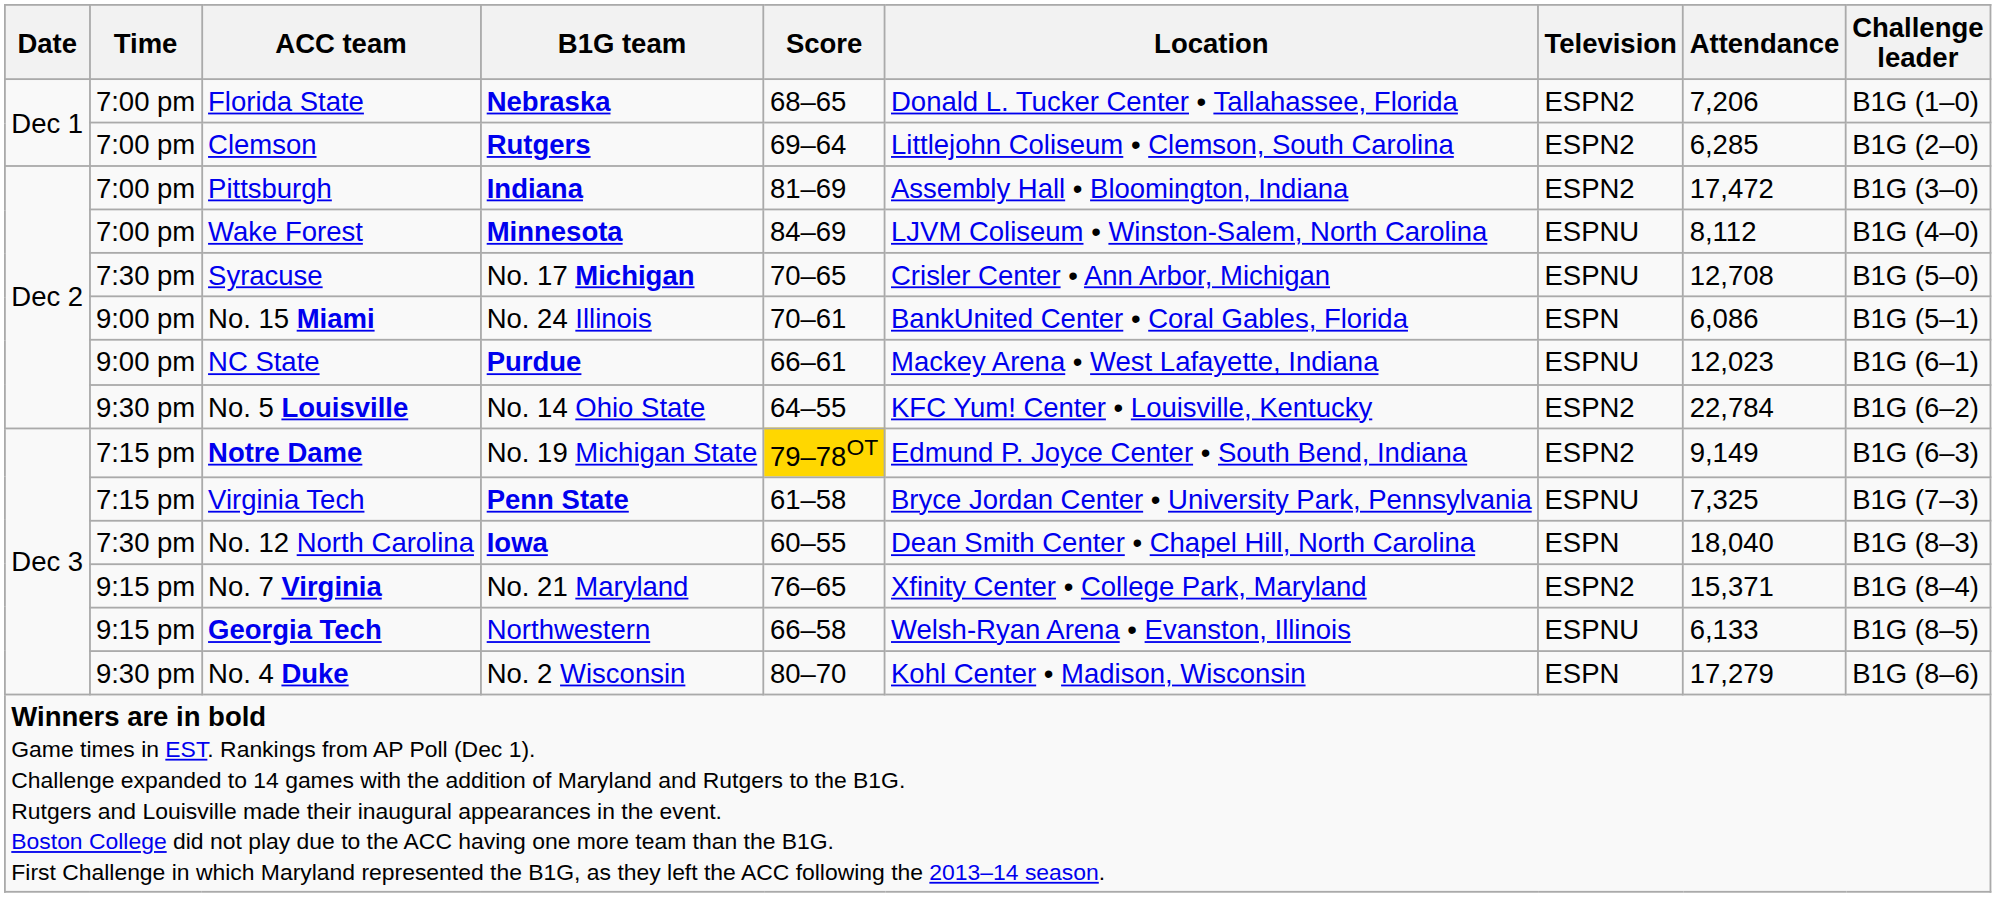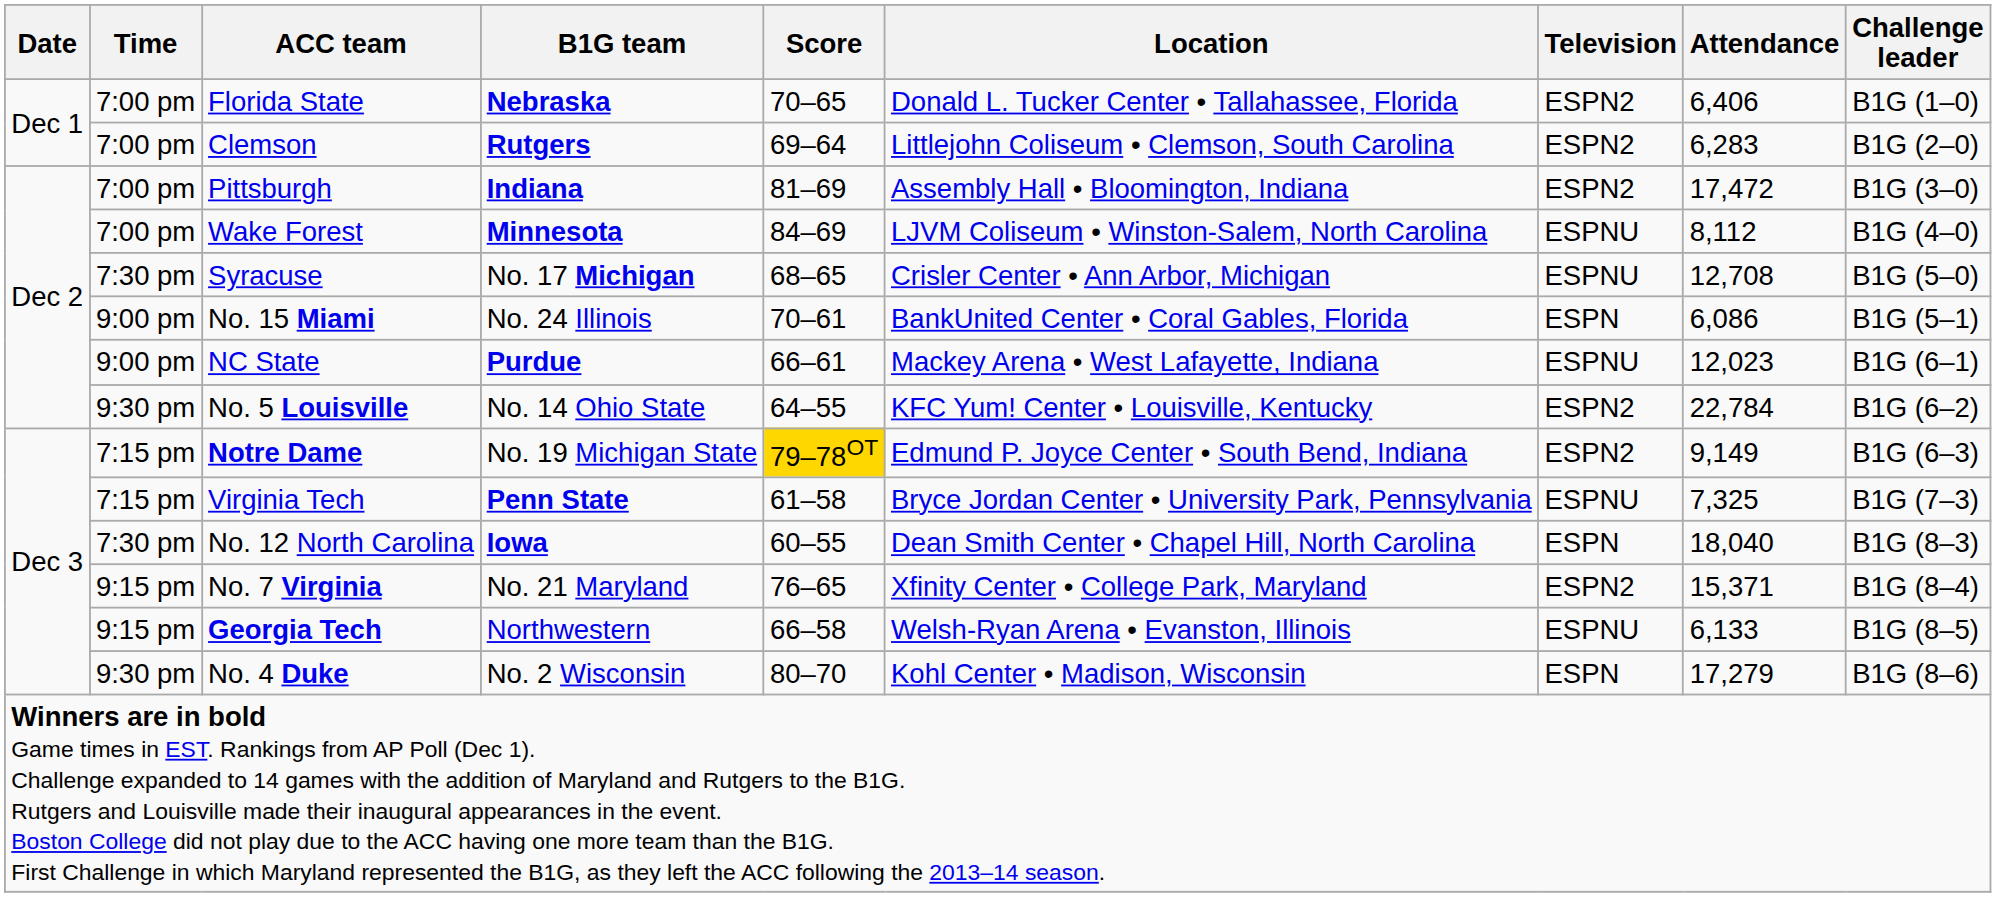(808, 101) 68–65 -> (808, 101) 70–65
(1724, 101) 7,206 -> (1724, 101) 6,406
(1724, 145) 6,285 -> (1724, 145) 6,283
(808, 275) 70–65 -> (808, 275) 68–65
